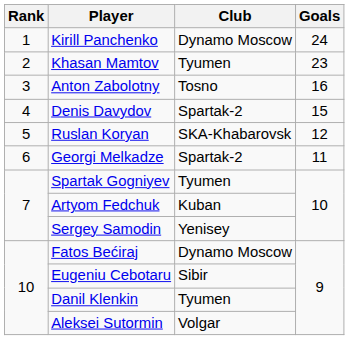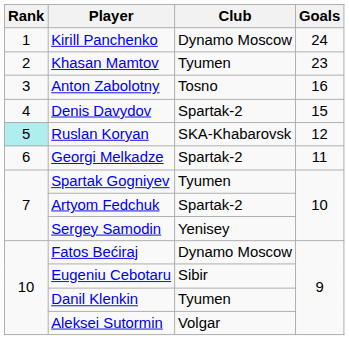(26, 134) no background -> (26, 134) paleturquoise background
(199, 205) Kuban -> (210, 205) Spartak-2
